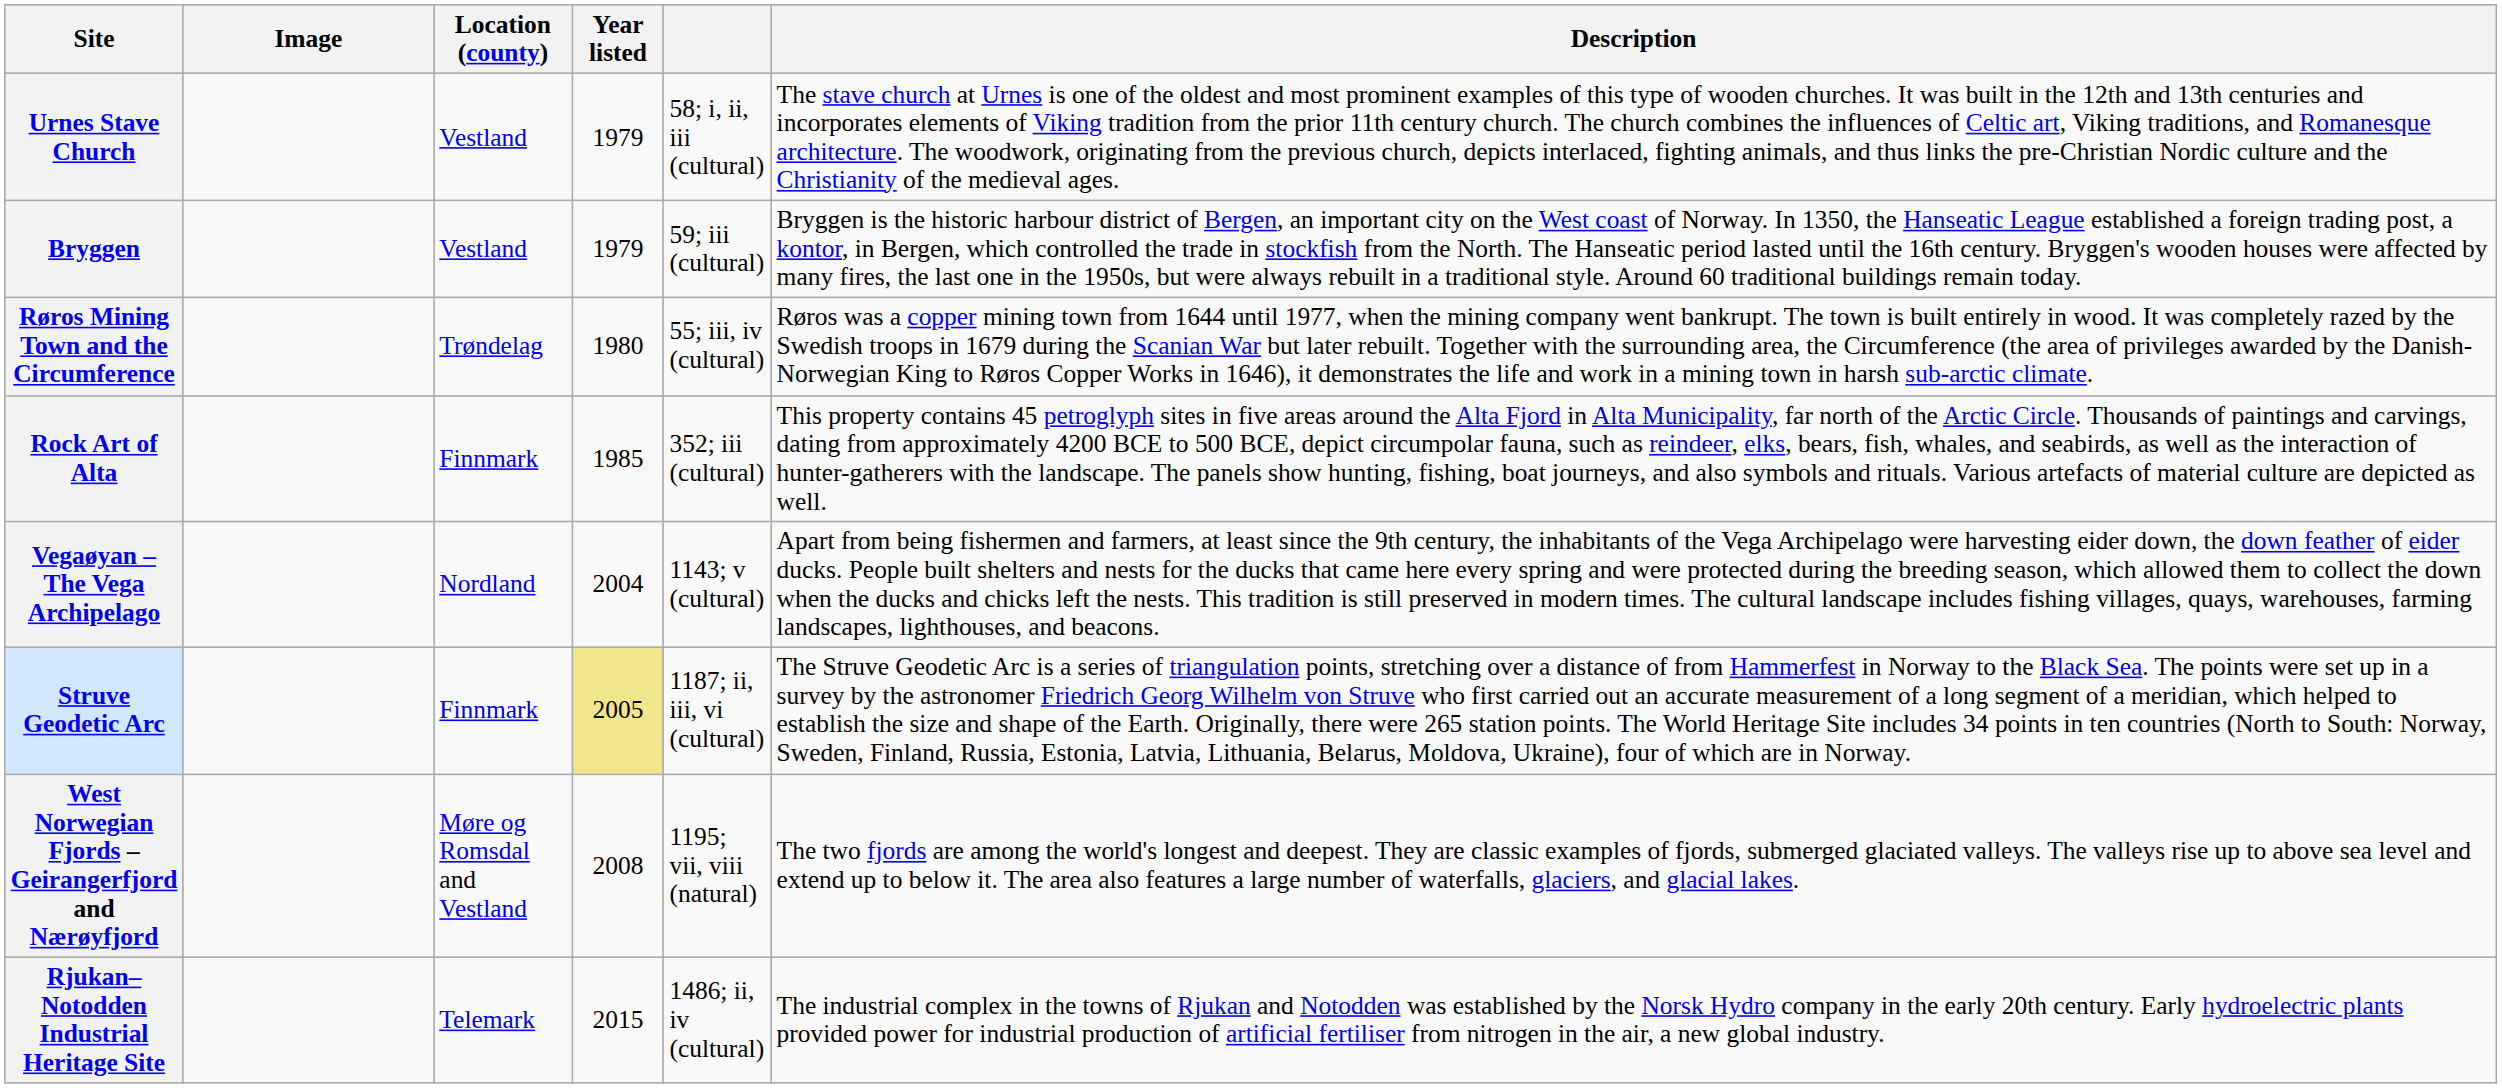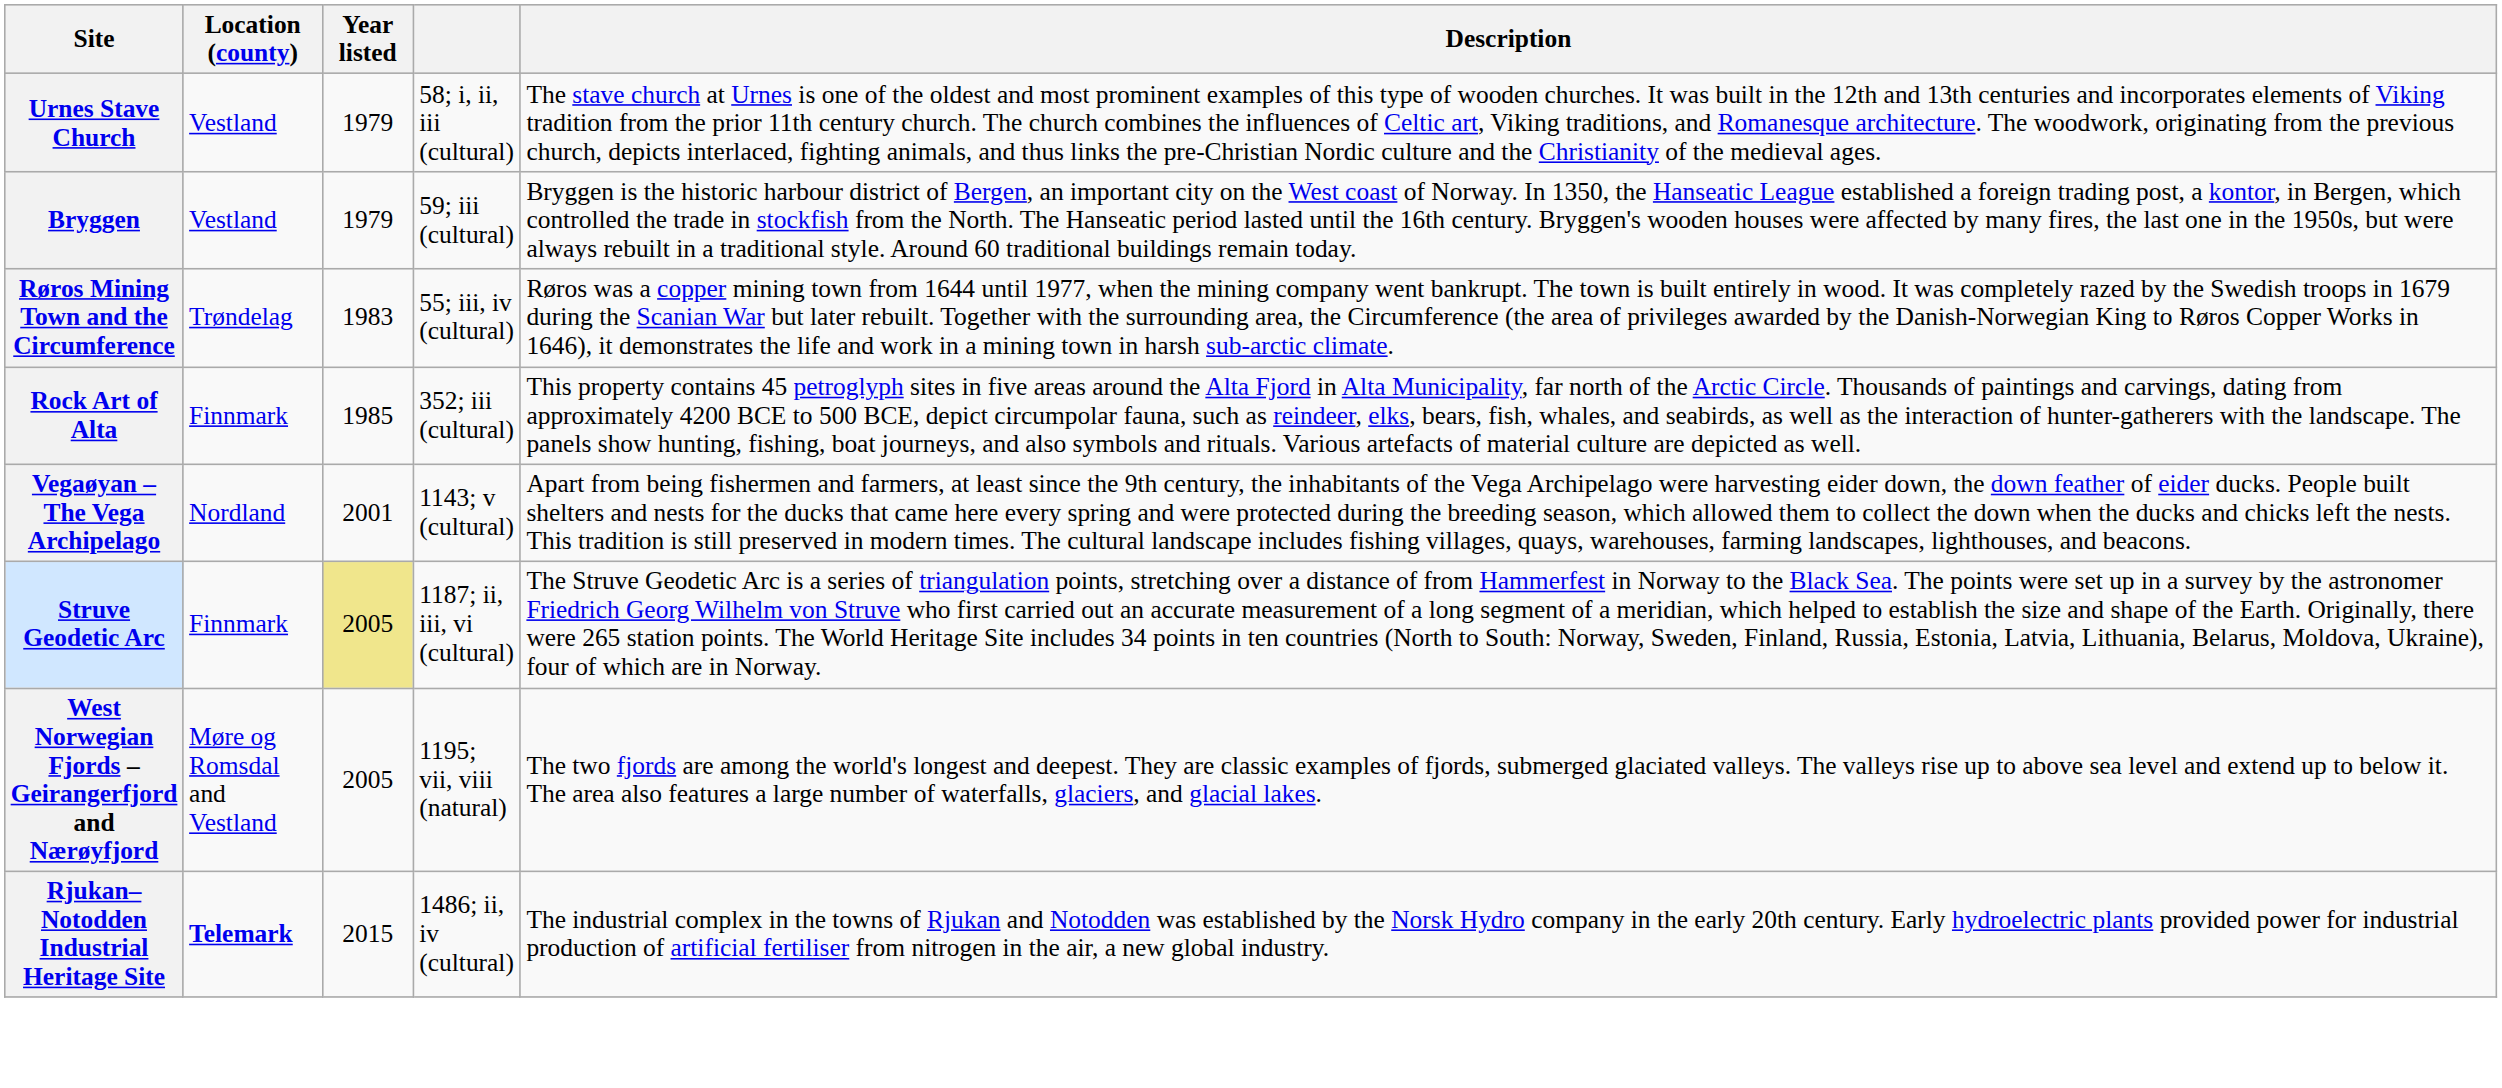- column: (308, 38)
(618, 346) 1980 -> (368, 317) 1983
(618, 584) 2004 -> (368, 512) 2001
(618, 865) 2008 -> (368, 779) 2005
(487, 1020) normal -> (241, 934) bold
